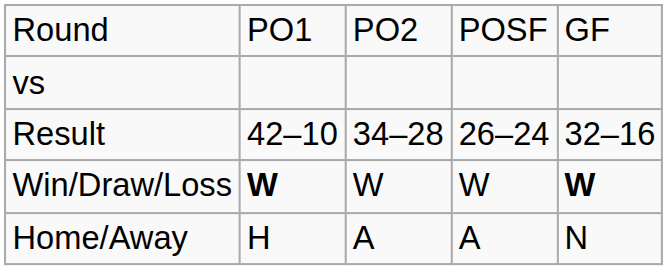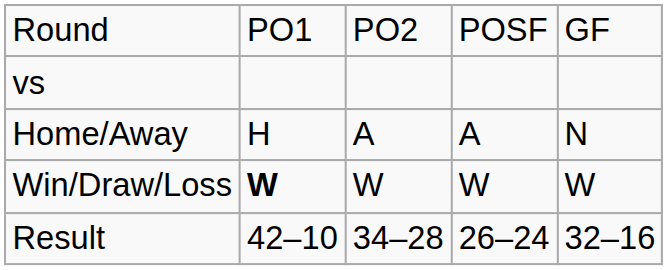rows swapped: (100, 237) <-> (59, 133)
(580, 185) bold -> (580, 185) normal
